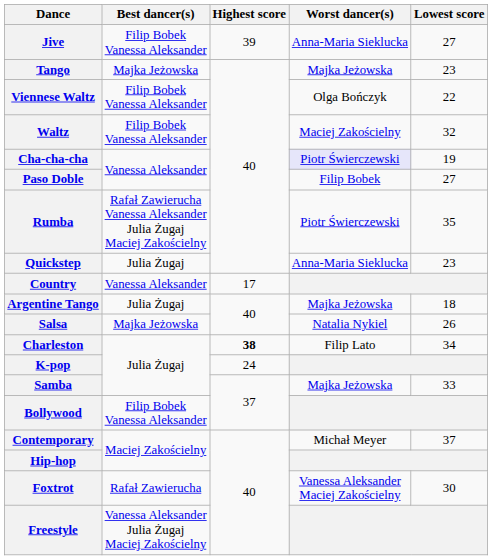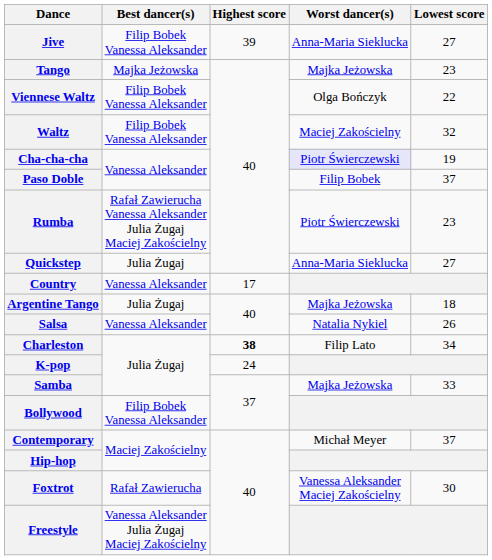(449, 179) 27 -> (449, 179) 37
(449, 221) 35 -> (449, 221) 23
(449, 263) 23 -> (449, 263) 27
(156, 324) Majka Jeżowska -> (156, 324) Vanessa Aleksander
